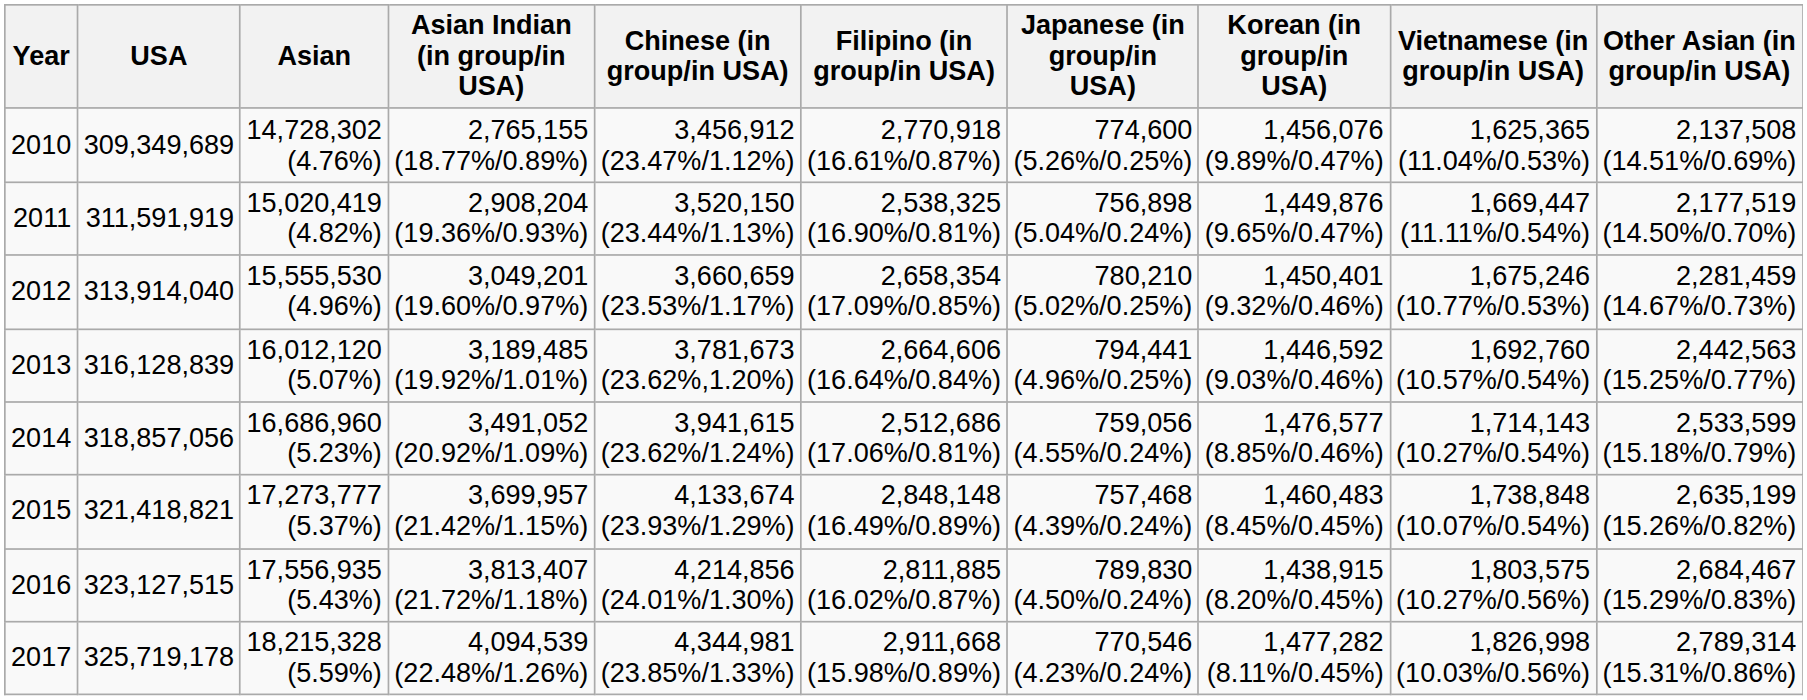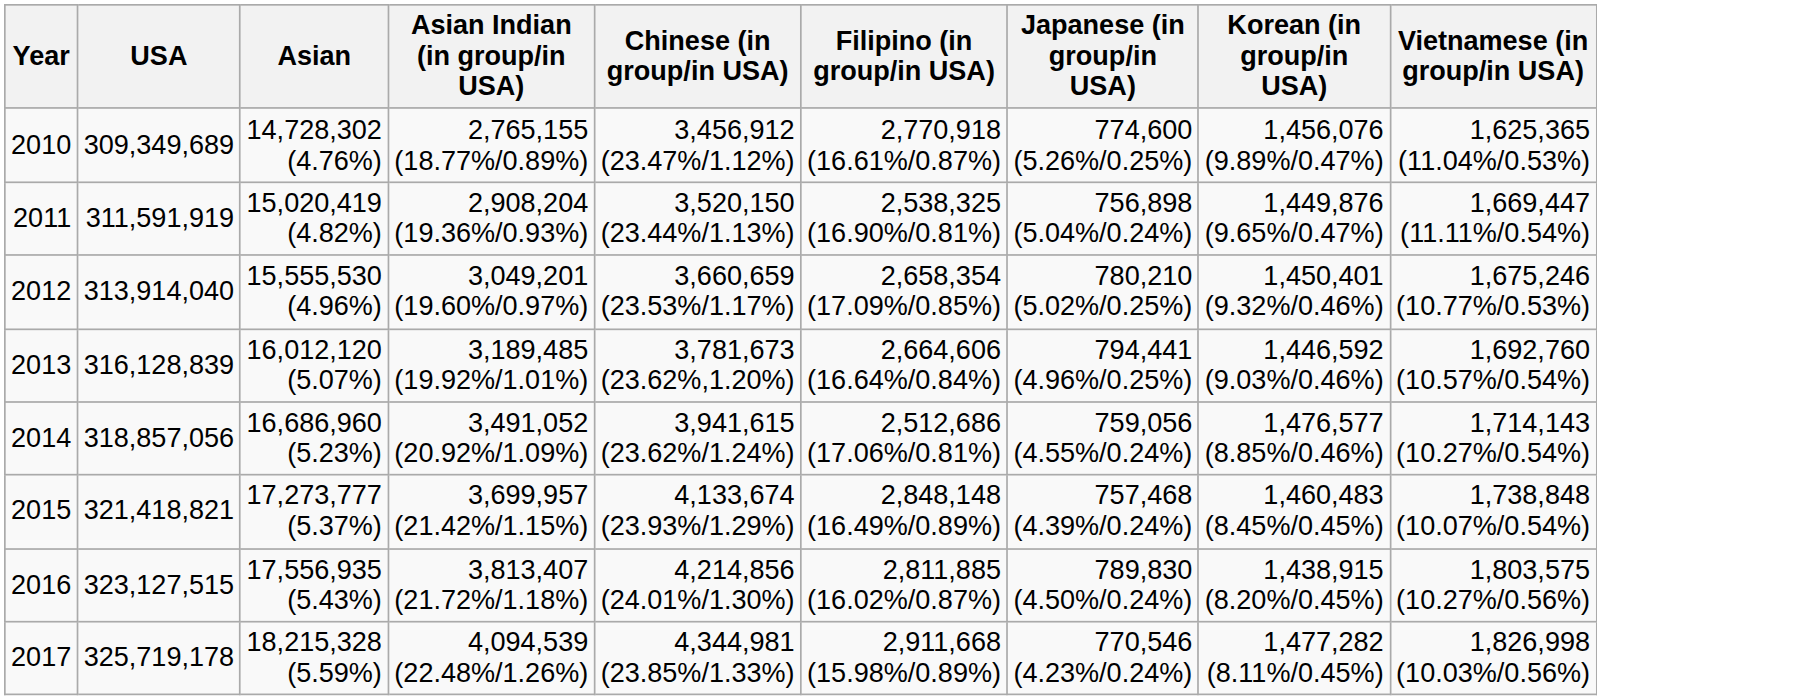- column: (1699, 56)
